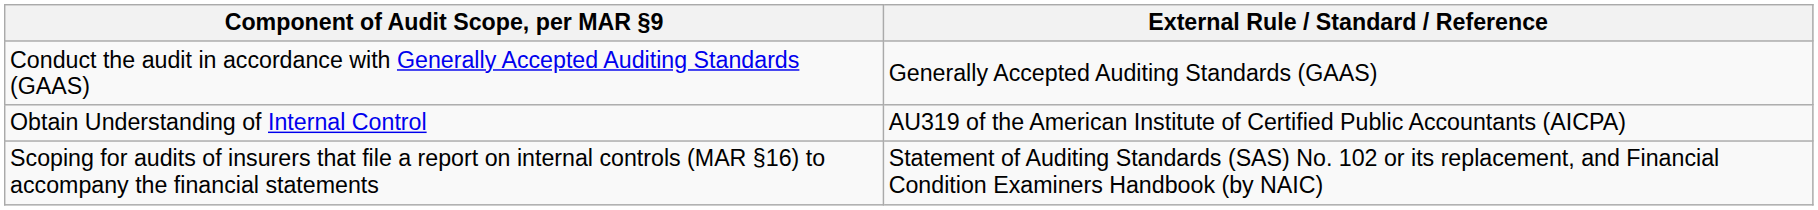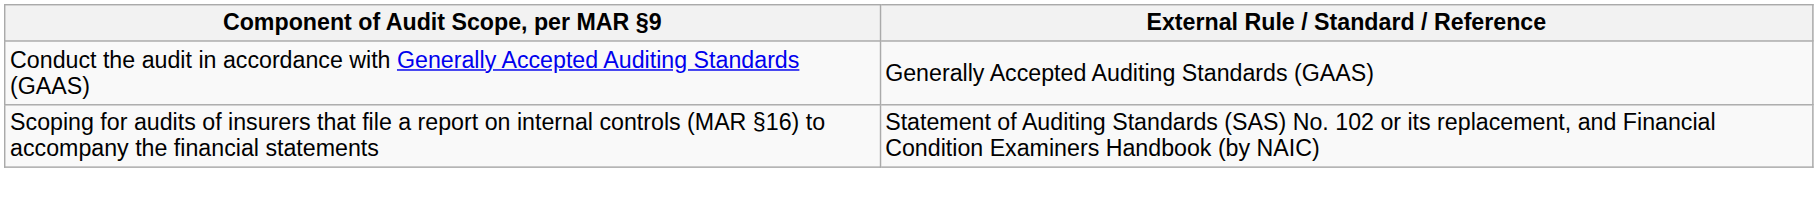- row: (218, 122)
